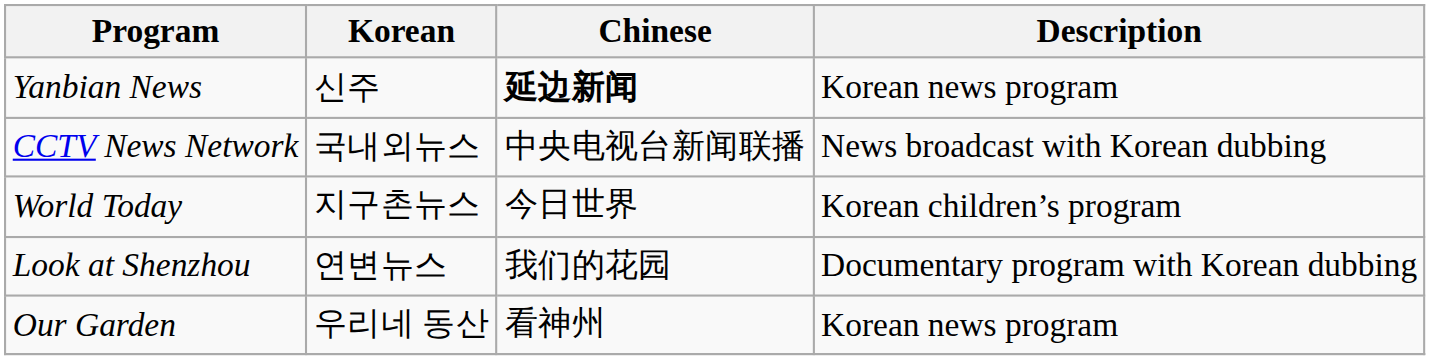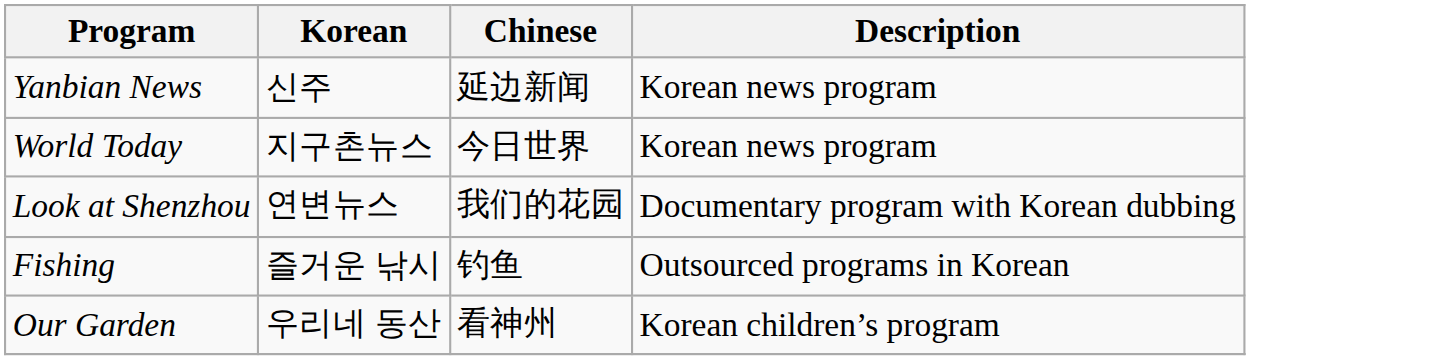(572, 86) bold -> (524, 86) normal
- row: (156, 146)
(1001, 205) Korean children’s program -> (788, 146) Korean news program
+ row: (64, 265)
(970, 324) Korean news program -> (820, 324) Korean children’s program
